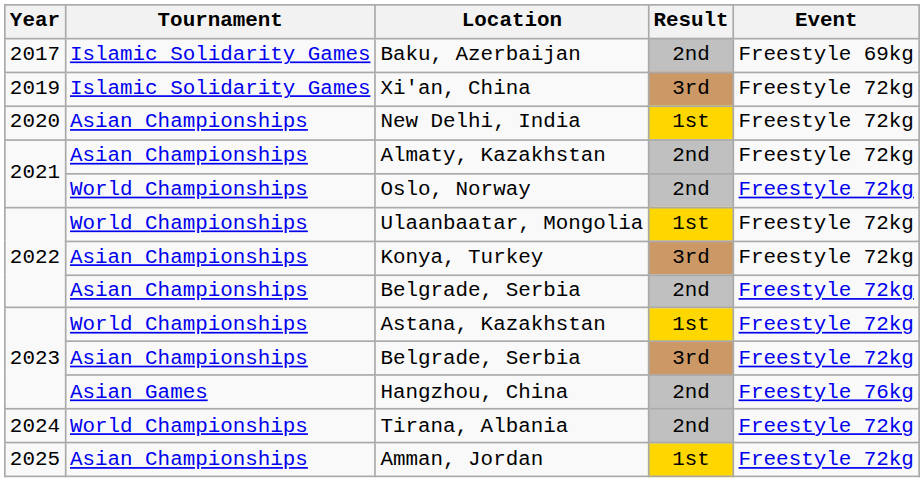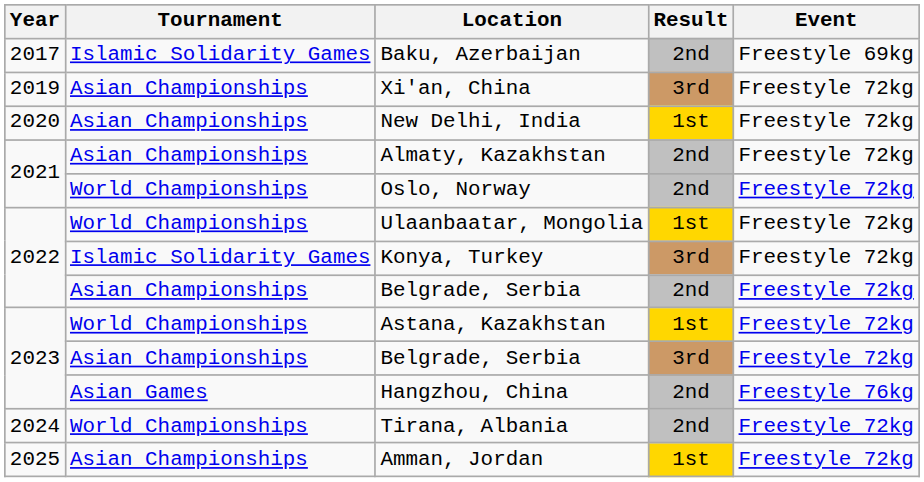(220, 89) Islamic Solidarity Games -> (189, 89) Asian Championships
(189, 258) Asian Championships -> (220, 258) Islamic Solidarity Games
